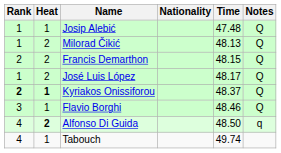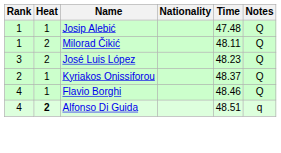(228, 44) 48.13 -> (228, 44) 48.11
- row: (105, 60)
(19, 76) 1 -> (19, 60) 3
(228, 76) 48.17 -> (228, 60) 48.23
(19, 92) bold -> (19, 76) normal
(47, 92) bold -> (47, 76) normal
(19, 108) 3 -> (19, 92) 4
(228, 124) 48.50 -> (228, 108) 48.51
- row: (81, 140)
